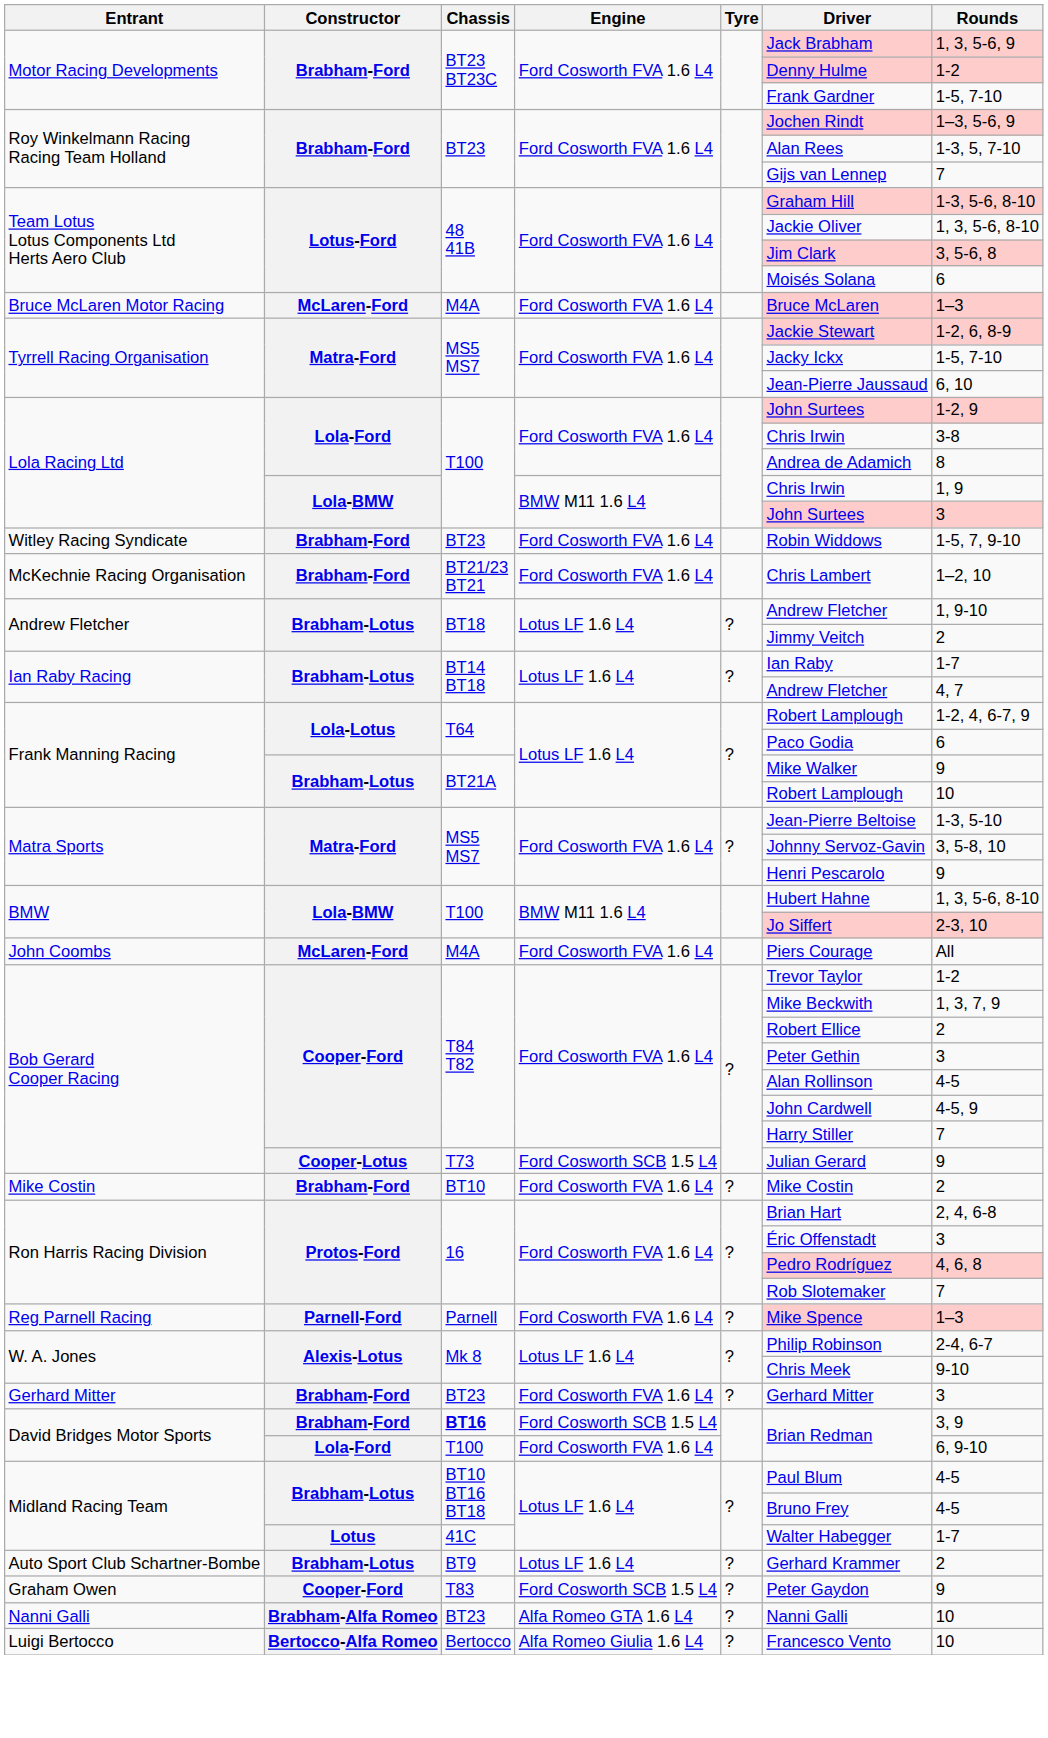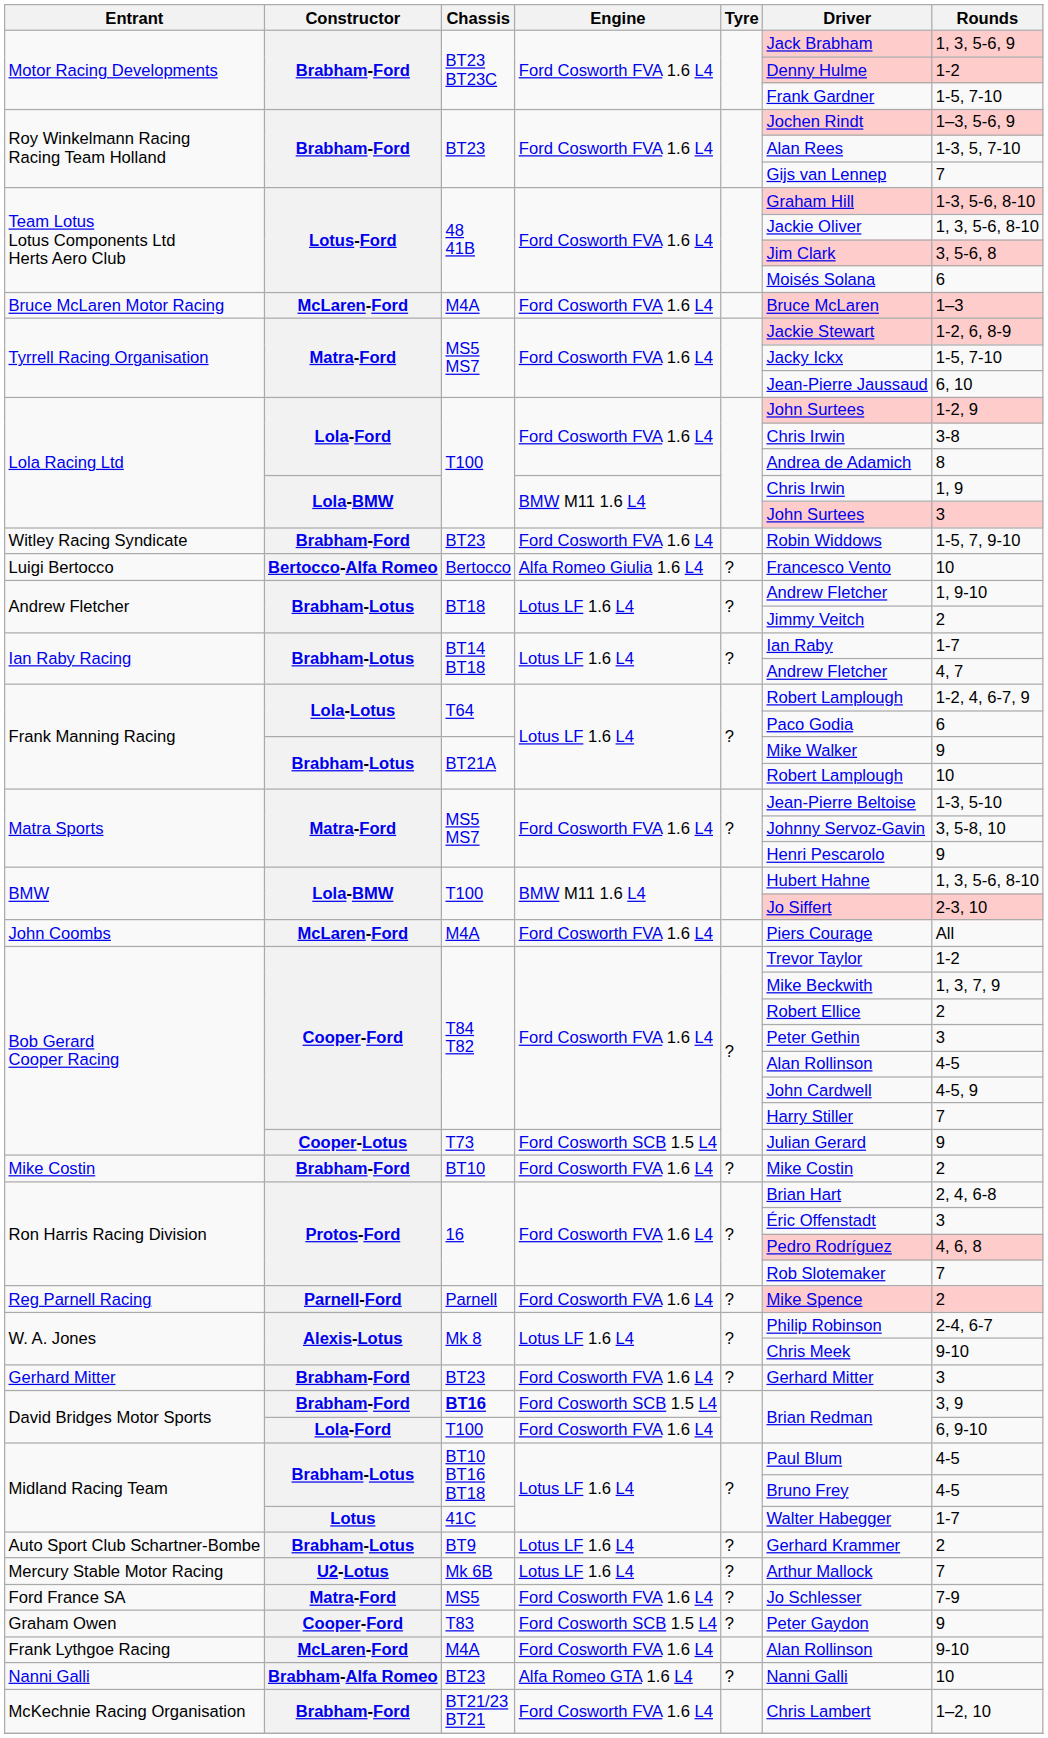rows swapped: (127, 576) <-> (61, 1641)
(950, 1317) 1–3 -> (940, 1299) 2
+ row: (116, 1571)
+ row: (67, 1597)
+ row: (89, 1649)
